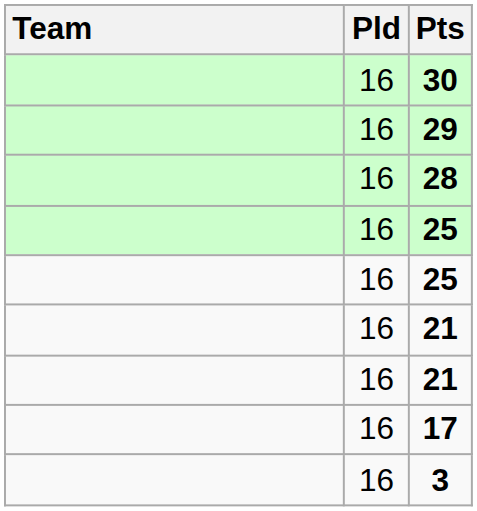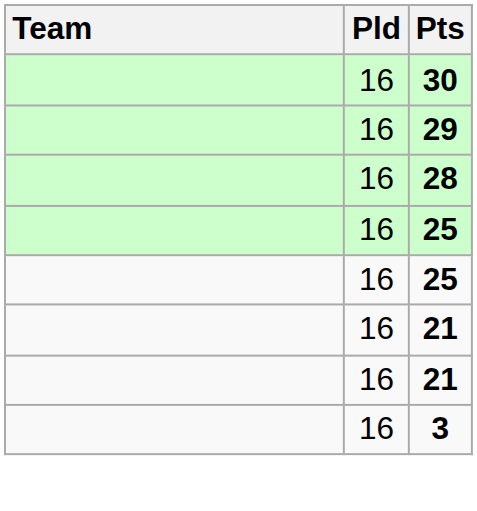- row: (175, 430)
